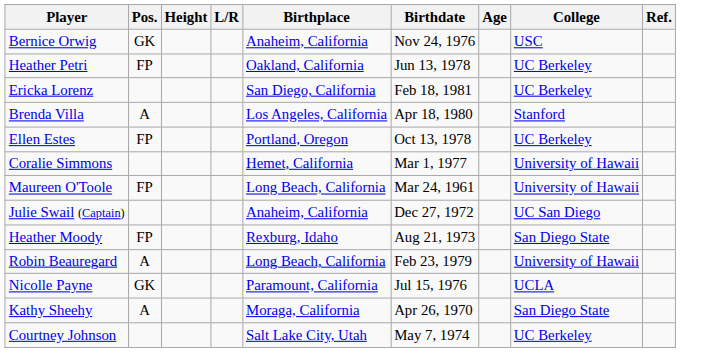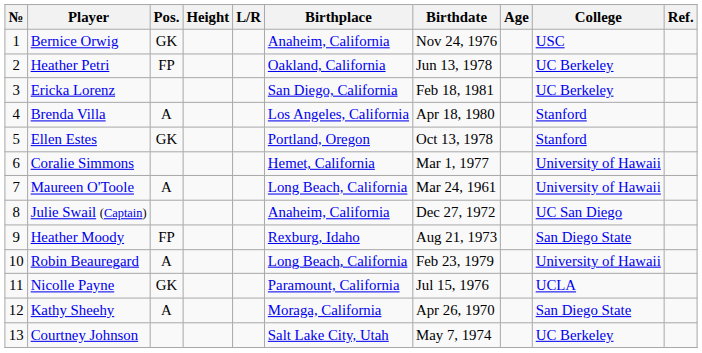+ column: (16, 17)
(145, 139) FP -> (166, 139) GK
(553, 139) UC Berkeley -> (561, 139) Stanford
(145, 188) FP -> (166, 188) A
